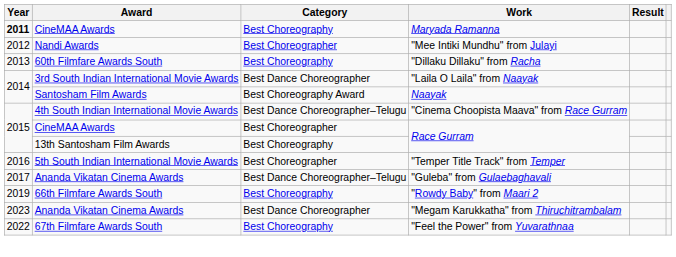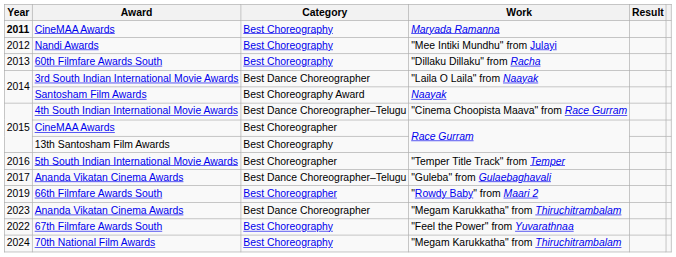(290, 45) Best Choreographer -> (288, 45) Best Choreography
(288, 194) Best Choreography -> (290, 194) Best Choreographer
+ row: (95, 243)
